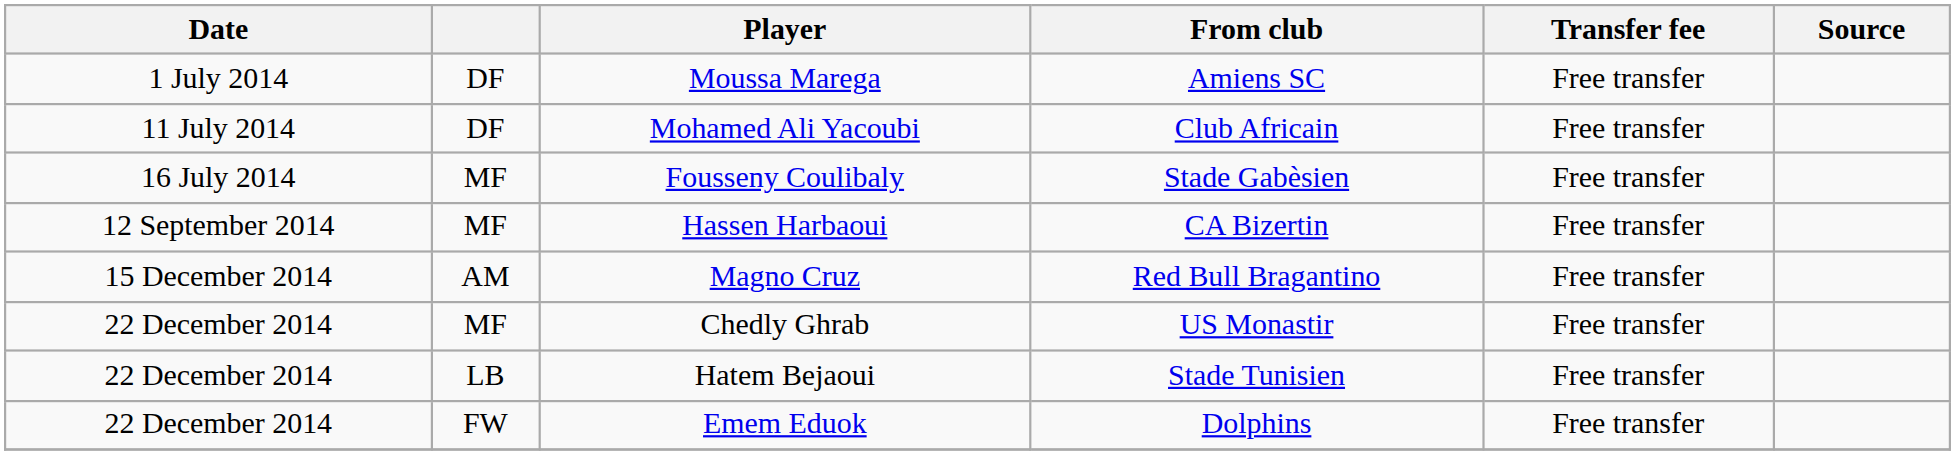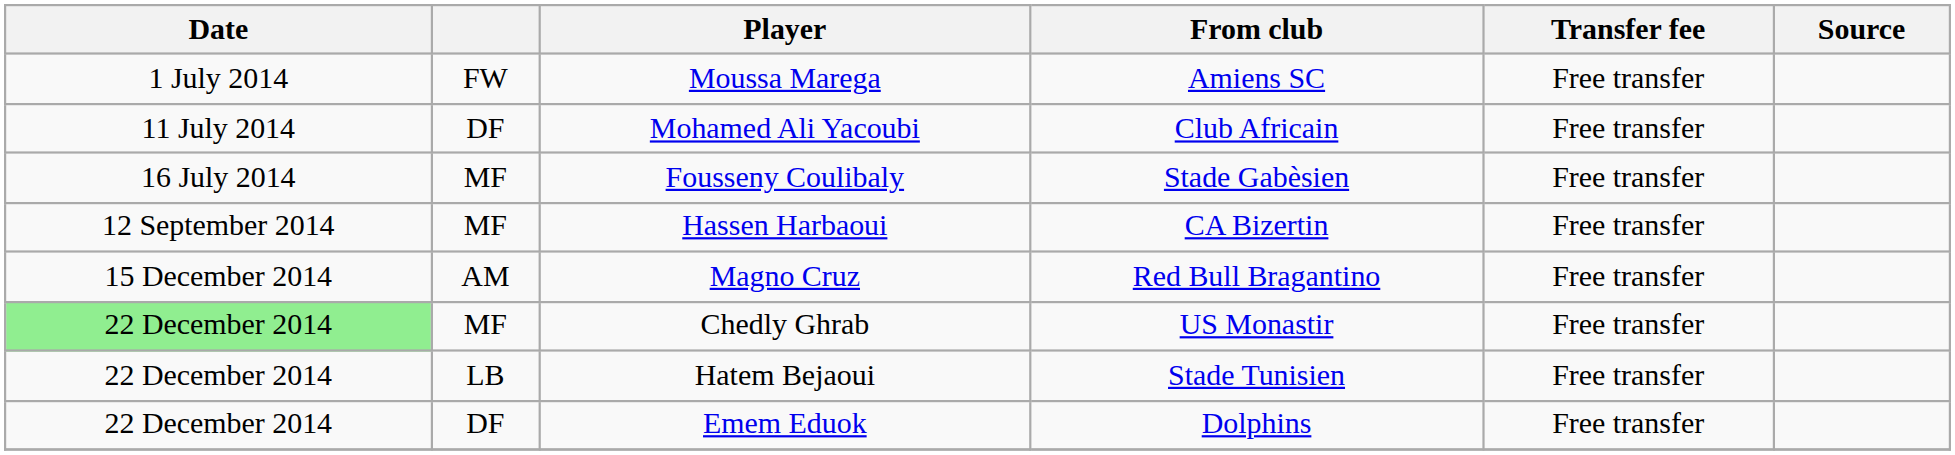(485, 78) DF -> (485, 78) FW
(218, 324) no background -> (218, 324) lightgreen background
(485, 423) FW -> (485, 423) DF
